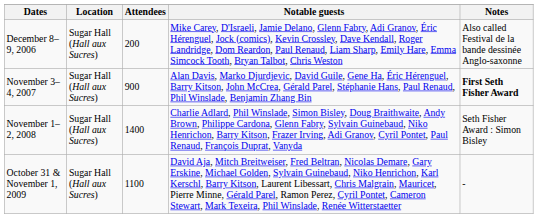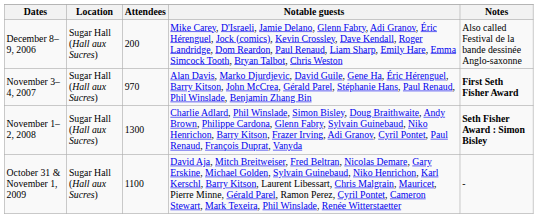(132, 87) 900 -> (132, 87) 970
(134, 130) 1400 -> (134, 130) 1300
(492, 130) normal -> (494, 130) bold
